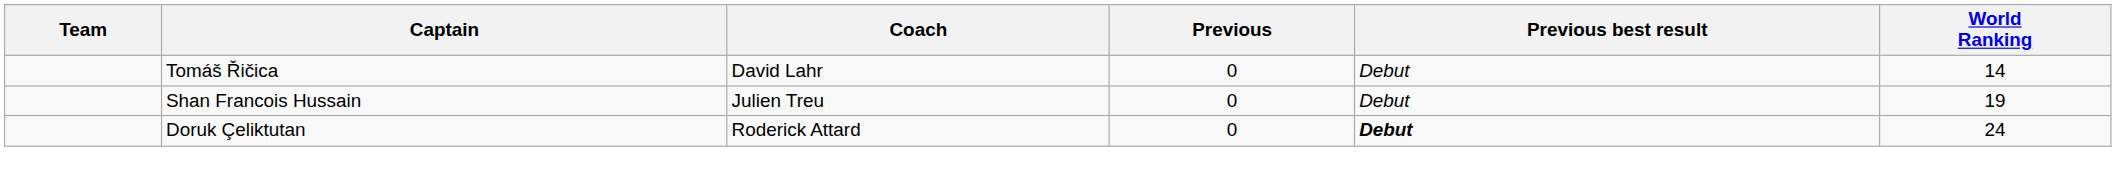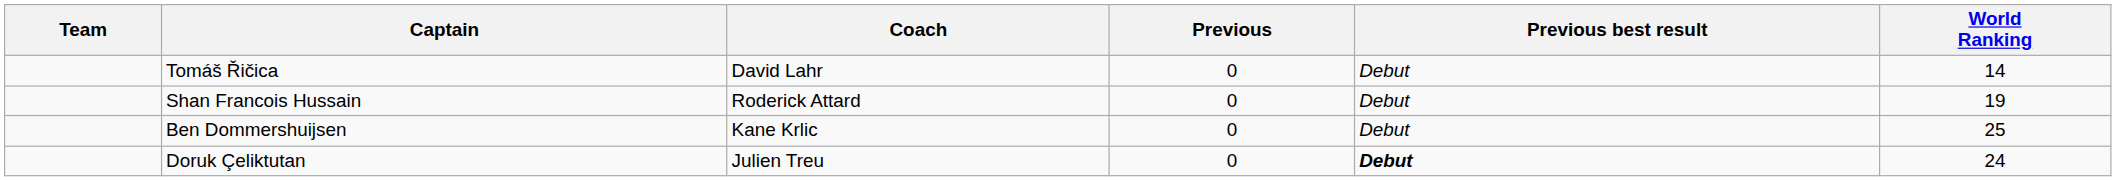(778, 100) Julien Treu -> (796, 100) Roderick Attard
+ row: (256, 130)
(796, 130) Roderick Attard -> (778, 160) Julien Treu
